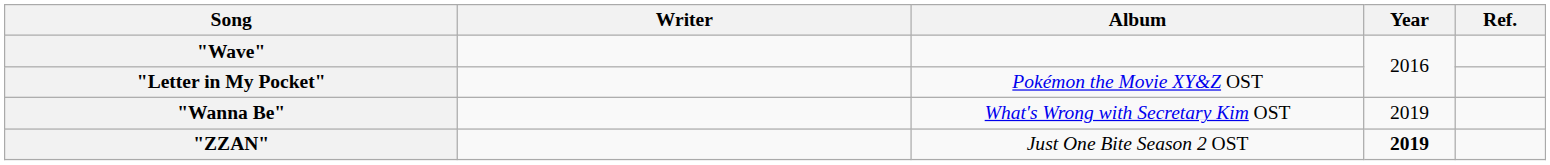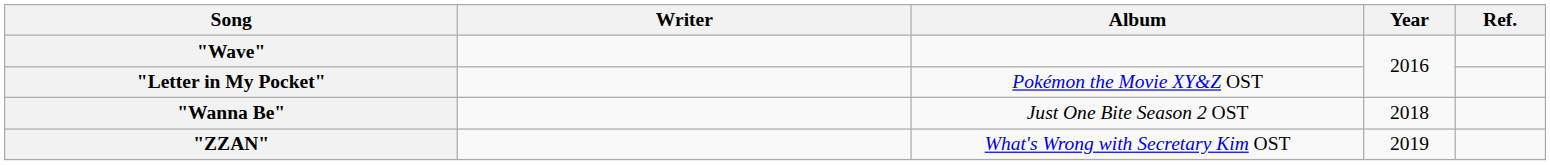(1138, 112) What's Wrong with Secretary Kim OST -> (1138, 112) Just One Bite Season 2 OST
(1409, 112) 2019 -> (1409, 112) 2018
(1138, 143) Just One Bite Season 2 OST -> (1138, 143) What's Wrong with Secretary Kim OST
(1409, 143) bold -> (1409, 143) normal
